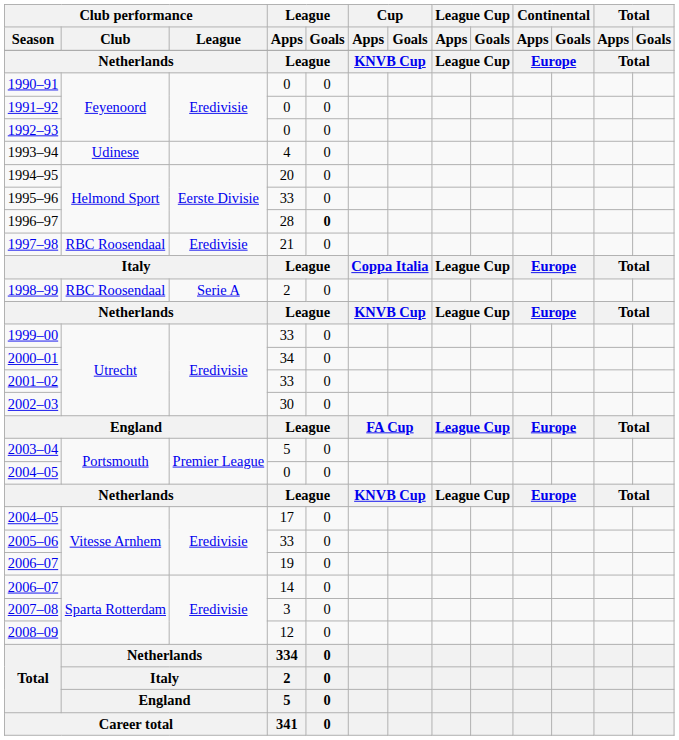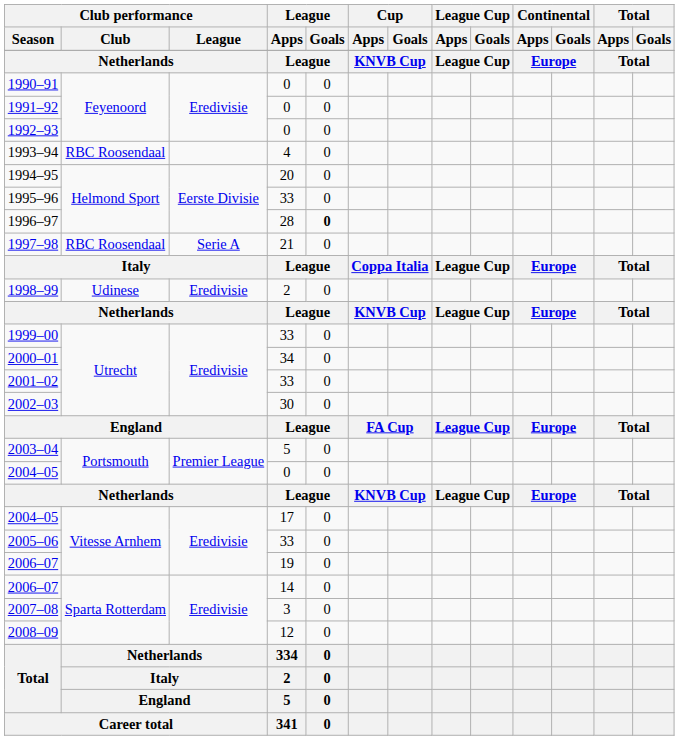(115, 152) Udinese -> (115, 152) RBC Roosendaal
(218, 244) Eredivisie -> (218, 244) Serie A
(115, 289) RBC Roosendaal -> (115, 289) Udinese
(218, 289) Serie A -> (218, 289) Eredivisie
